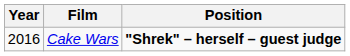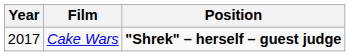(24, 39) 2016 -> (24, 39) 2017
